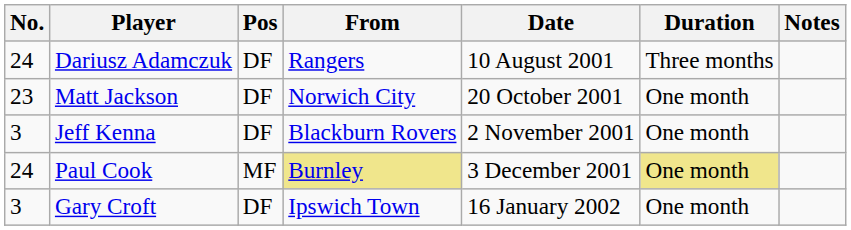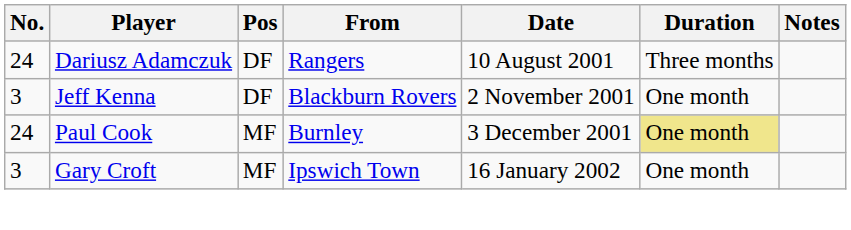- row: (116, 96)
(326, 170) khaki background -> (326, 133) no background
(258, 206) DF -> (260, 170) MF
